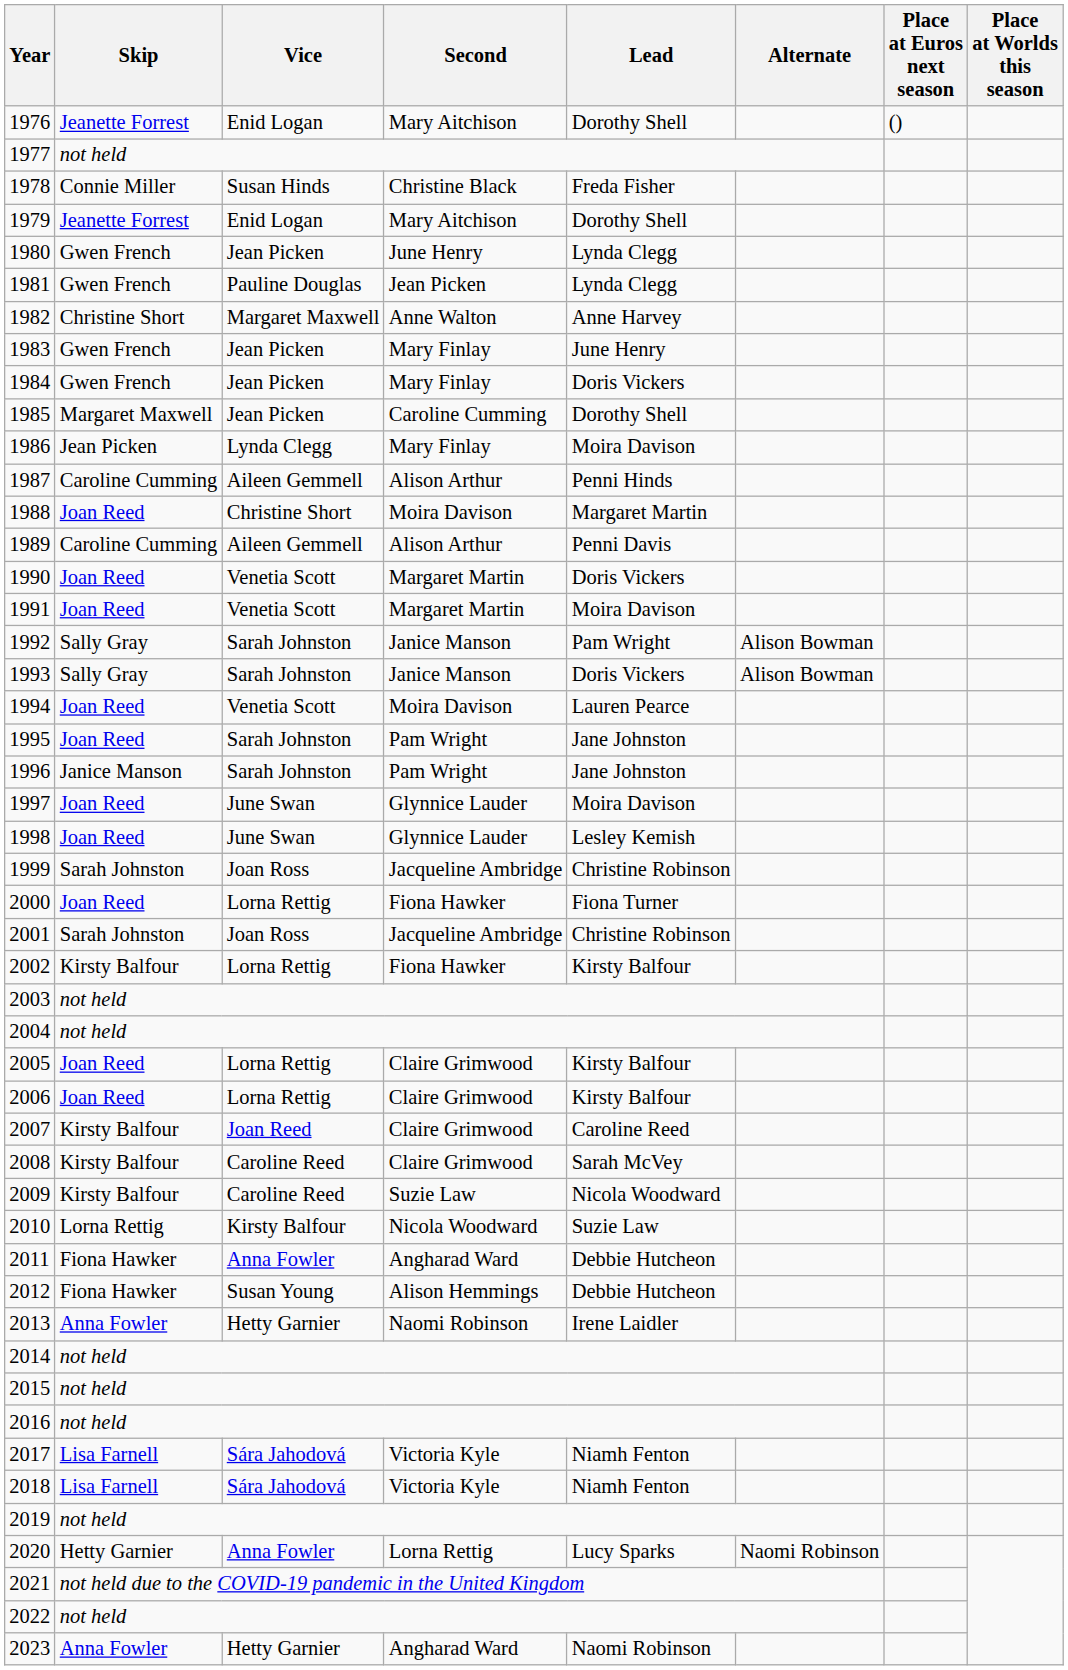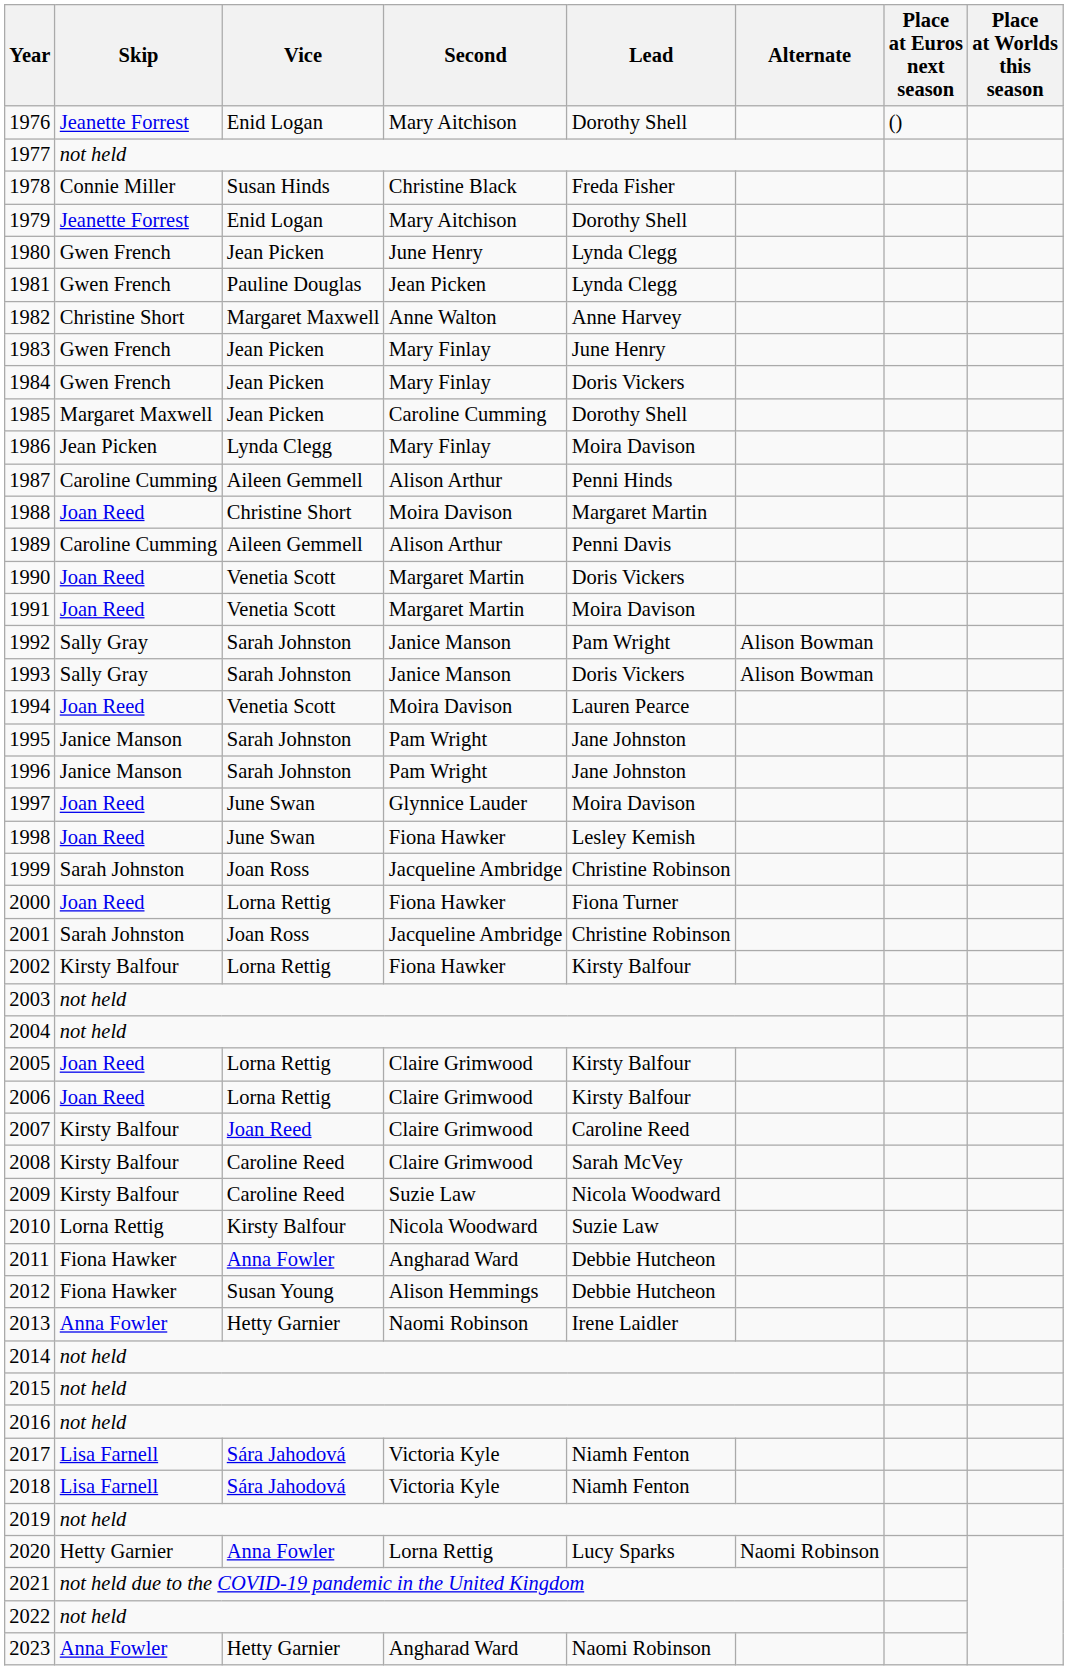(102, 739) Joan Reed -> (121, 739) Janice Manson
(458, 836) Glynnice Lauder -> (447, 836) Fiona Hawker
